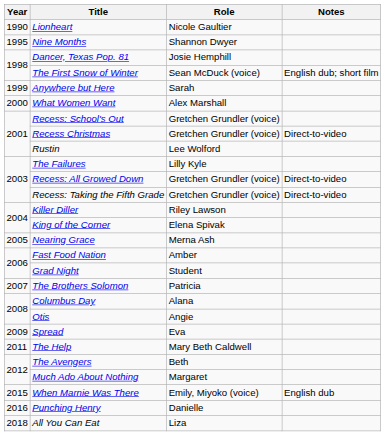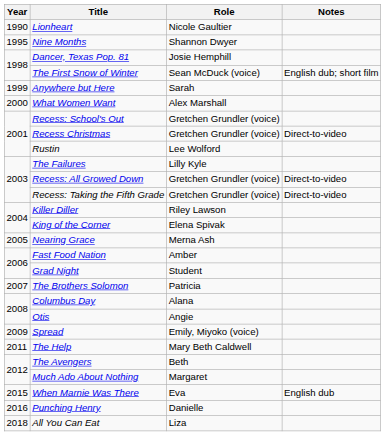(177, 331) Eva -> (214, 331) Emily, Miyoko (voice)
(214, 392) Emily, Miyoko (voice) -> (177, 392) Eva
